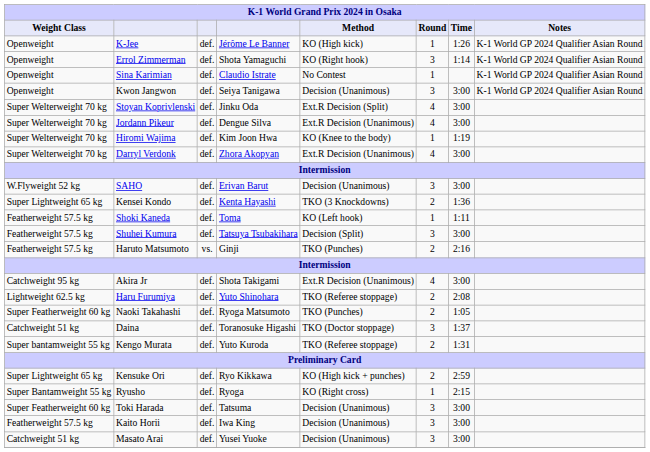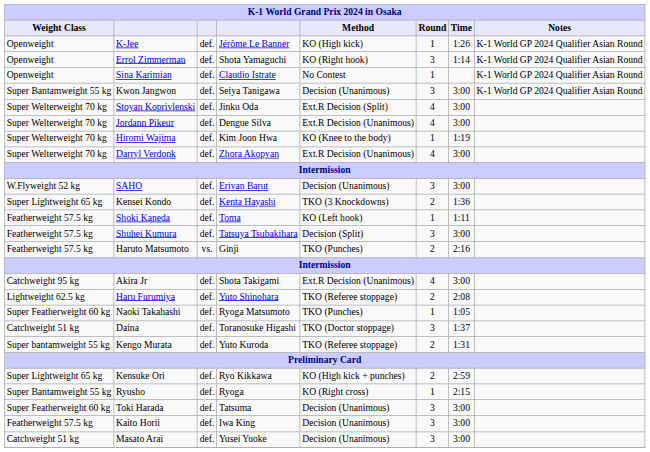(30, 91) Openweight -> (59, 91) Super Bantamweight 55 kg
(432, 312) 2 -> (432, 312) 1
